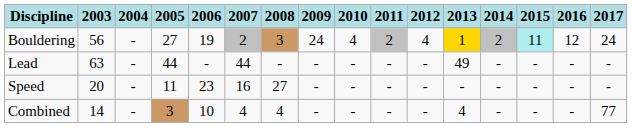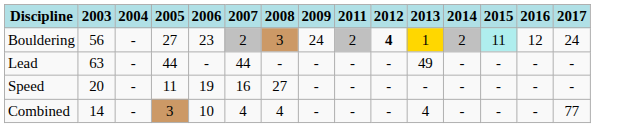- column: (353, 16)
(206, 39) 19 -> (206, 39) 23
(425, 39) normal -> (389, 39) bold
(206, 87) 23 -> (206, 87) 19
